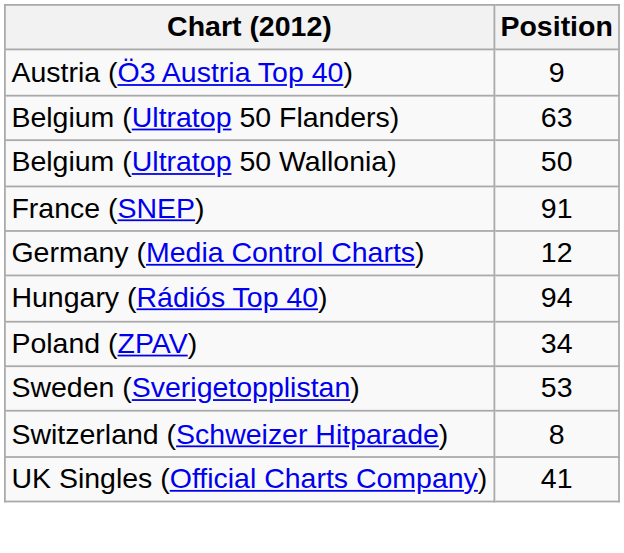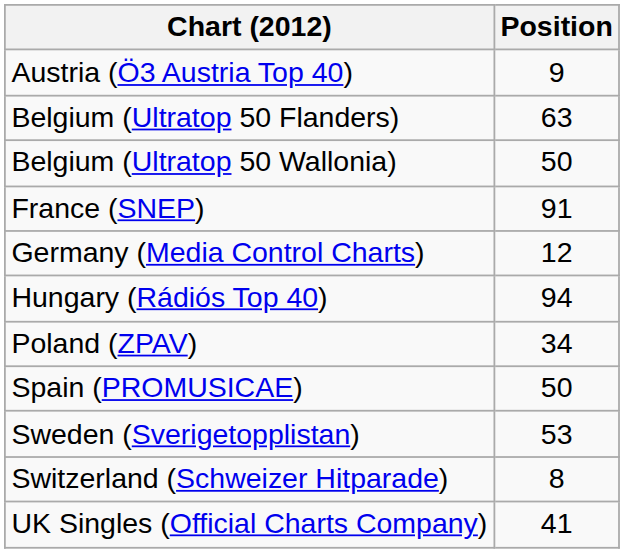+ row: (157, 388)
